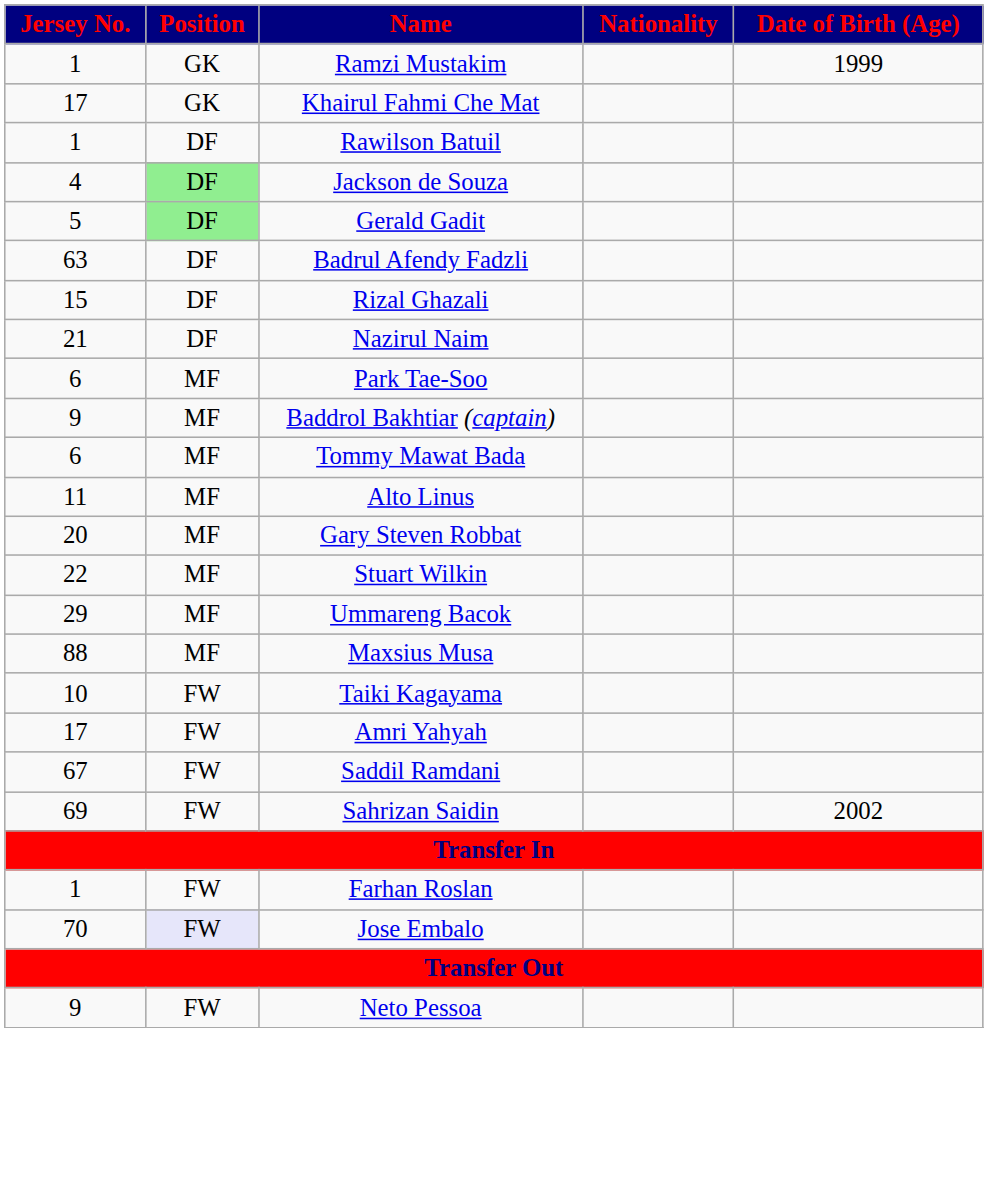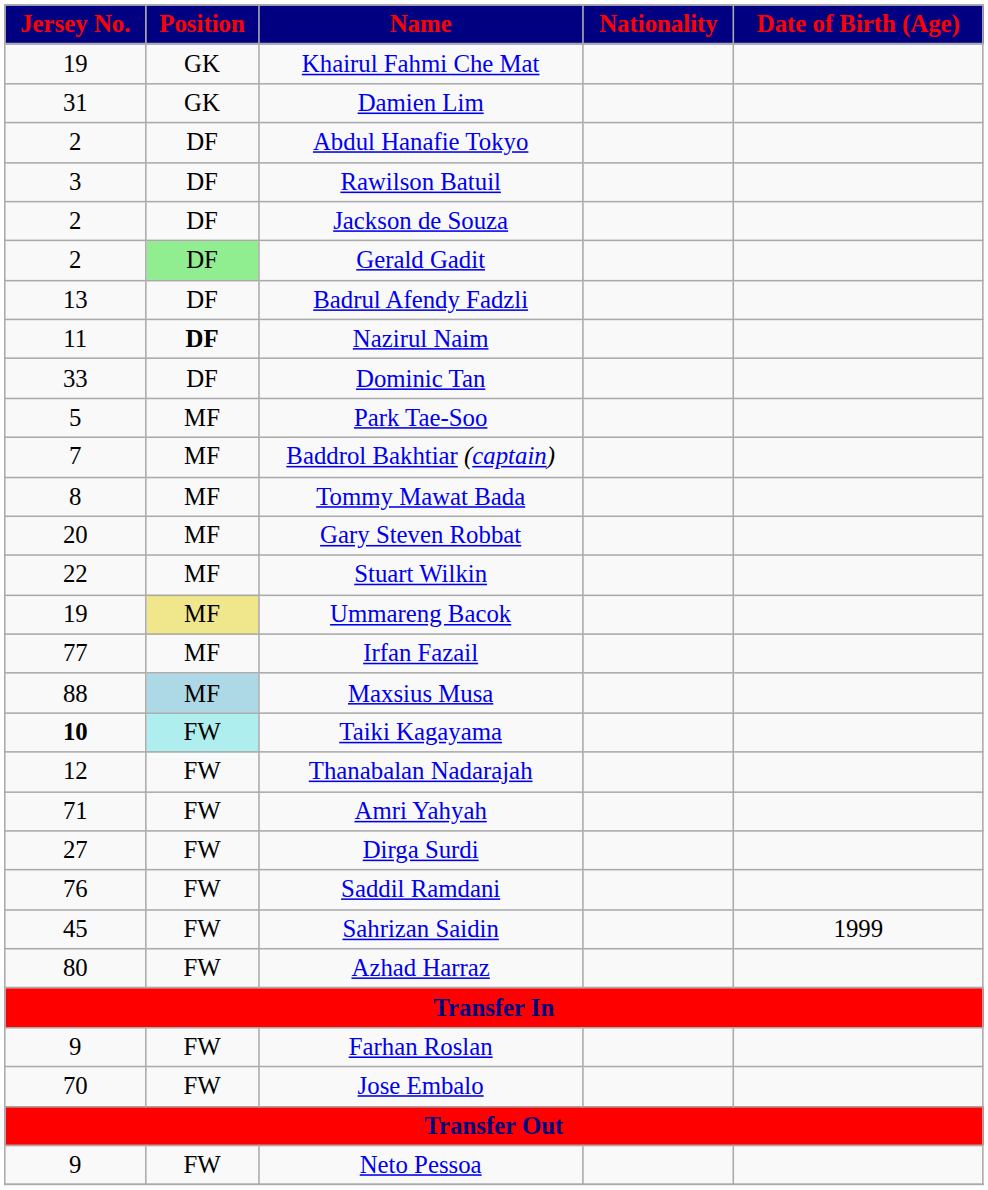- row: (421, 63)
(75, 102) 17 -> (75, 63) 19
+ row: (421, 102)
+ row: (421, 142)
(75, 142) 1 -> (75, 181) 3
(75, 181) 4 -> (75, 220) 2
(202, 181) lightgreen background -> (202, 220) no background
(75, 220) 5 -> (75, 260) 2
(75, 260) 63 -> (75, 299) 13
- row: (421, 299)
(75, 338) 21 -> (75, 338) 11
(202, 338) normal -> (202, 338) bold
+ row: (421, 378)
(75, 378) 6 -> (75, 417) 5
(75, 417) 9 -> (75, 456) 7
(75, 456) 6 -> (75, 496) 8
- row: (421, 496)
(75, 614) 29 -> (75, 614) 19
(202, 614) no background -> (202, 614) khaki background
+ row: (421, 653)
(202, 653) no background -> (202, 692) lightblue background
(75, 692) normal -> (75, 732) bold
(202, 692) no background -> (202, 732) paleturquoise background
+ row: (421, 771)
(75, 732) 17 -> (75, 810) 71
+ row: (421, 850)
(75, 771) 67 -> (75, 889) 76
(75, 810) 69 -> (75, 928) 45
(858, 810) 2002 -> (858, 928) 1999
+ row: (421, 968)
(75, 889) 1 -> (75, 1046) 9
(202, 928) lavender background -> (202, 1086) no background
